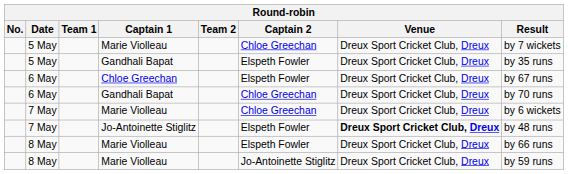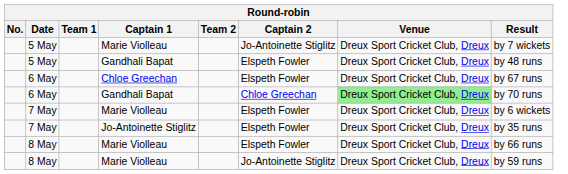(279, 45) Chloe Greechan -> (288, 45) Jo-Antoinette Stiglitz
(528, 62) by 35 runs -> (518, 62) by 48 runs
(415, 95) no background -> (415, 95) lightgreen background
(279, 111) Chloe Greechan -> (275, 111) Elspeth Fowler
(420, 128) bold -> (415, 128) normal
(528, 128) by 48 runs -> (518, 128) by 35 runs
